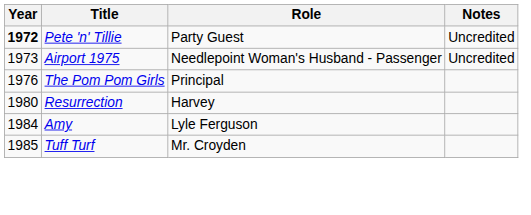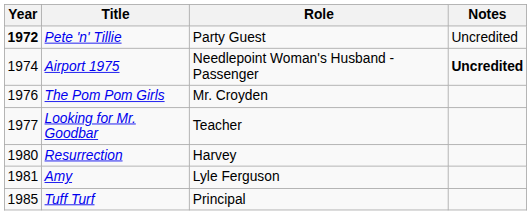(23, 59) 1973 -> (23, 66) 1974
(481, 59) normal -> (487, 66) bold
(197, 80) Principal -> (230, 96) Mr. Croyden
+ row: (90, 125)
(23, 124) 1984 -> (23, 177) 1981
(208, 146) Mr. Croyden -> (219, 199) Principal
